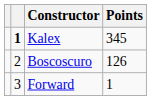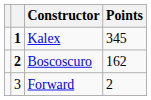(18, 61) normal -> (18, 61) bold
(116, 61) 126 -> (116, 61) 162
(109, 84) 1 -> (109, 84) 2
